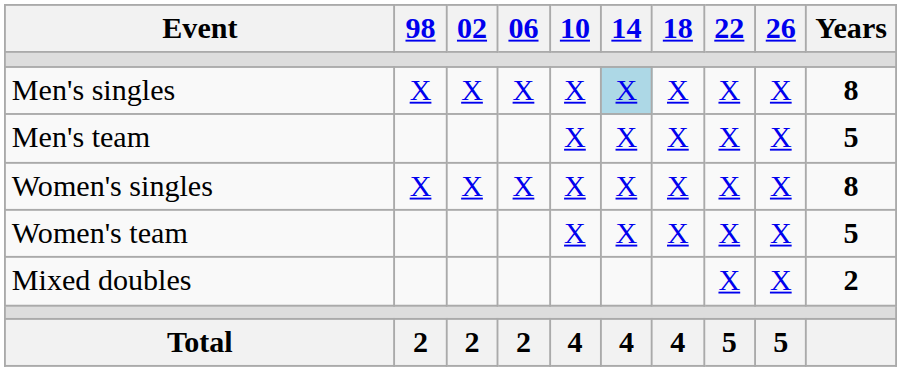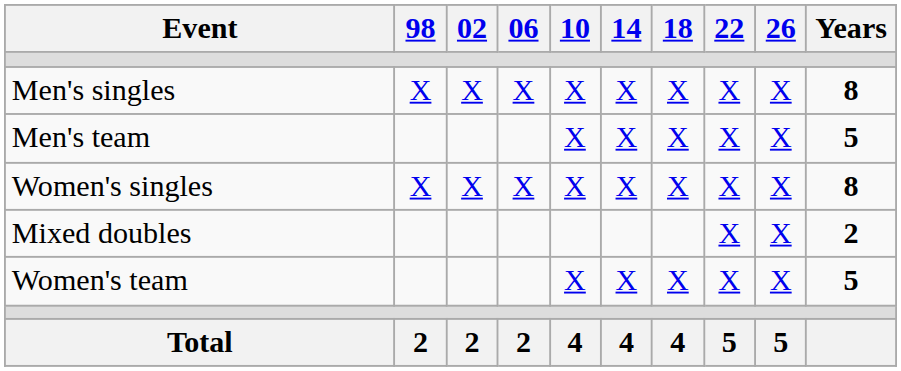(626, 89) lightblue background -> (626, 89) no background
rows swapped: (100, 233) <-> (102, 280)
